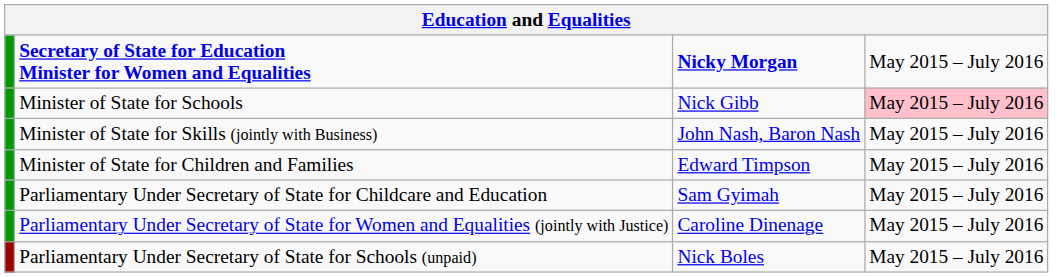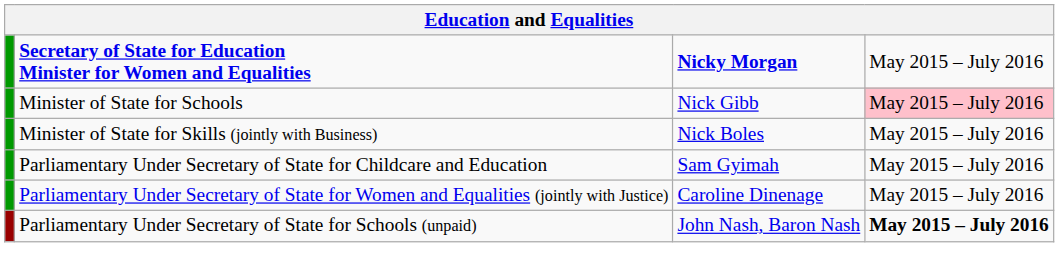(769, 133) John Nash, Baron Nash -> (721, 133) Nick Boles
- row: (186, 164)
(721, 256) Nick Boles -> (769, 225) John Nash, Baron Nash
(956, 256) normal -> (959, 225) bold
